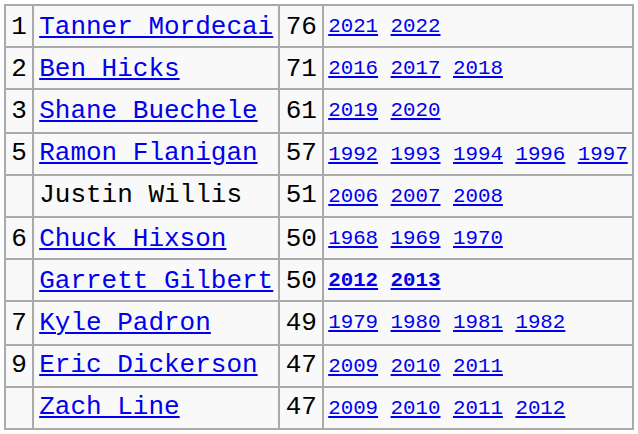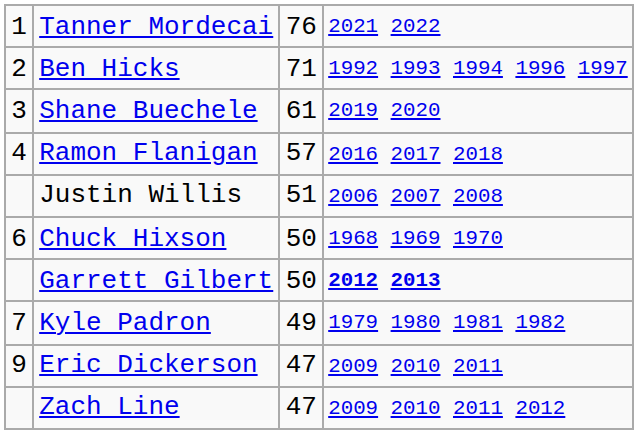(416, 69) 2016 2017 2018 -> (478, 69) 1992 1993 1994 1996 1997
(19, 153) 5 -> (19, 153) 4
(478, 153) 1992 1993 1994 1996 1997 -> (416, 153) 2016 2017 2018
